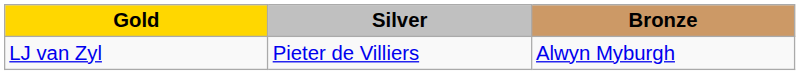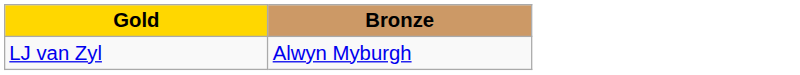- column: (400, 20)
